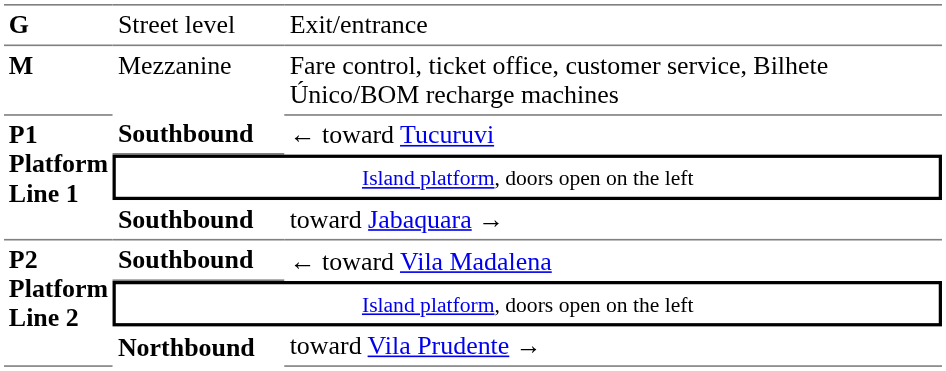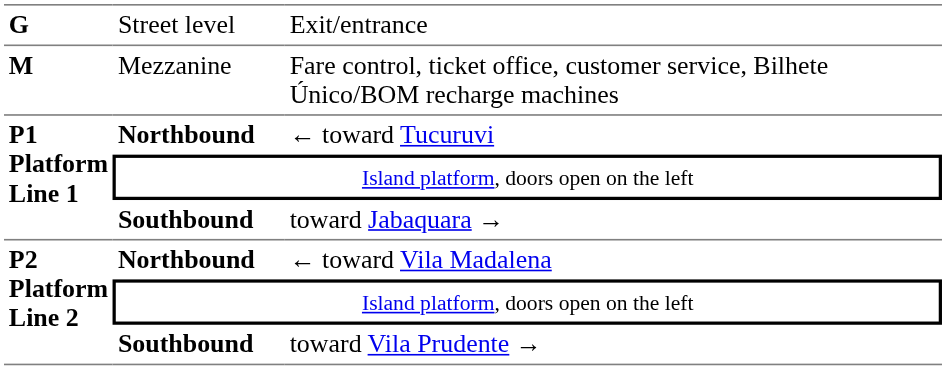(186, 133) Southbound -> (186, 134) Northbound
(186, 259) Southbound -> (186, 259) Northbound
(186, 346) Northbound -> (186, 343) Southbound
